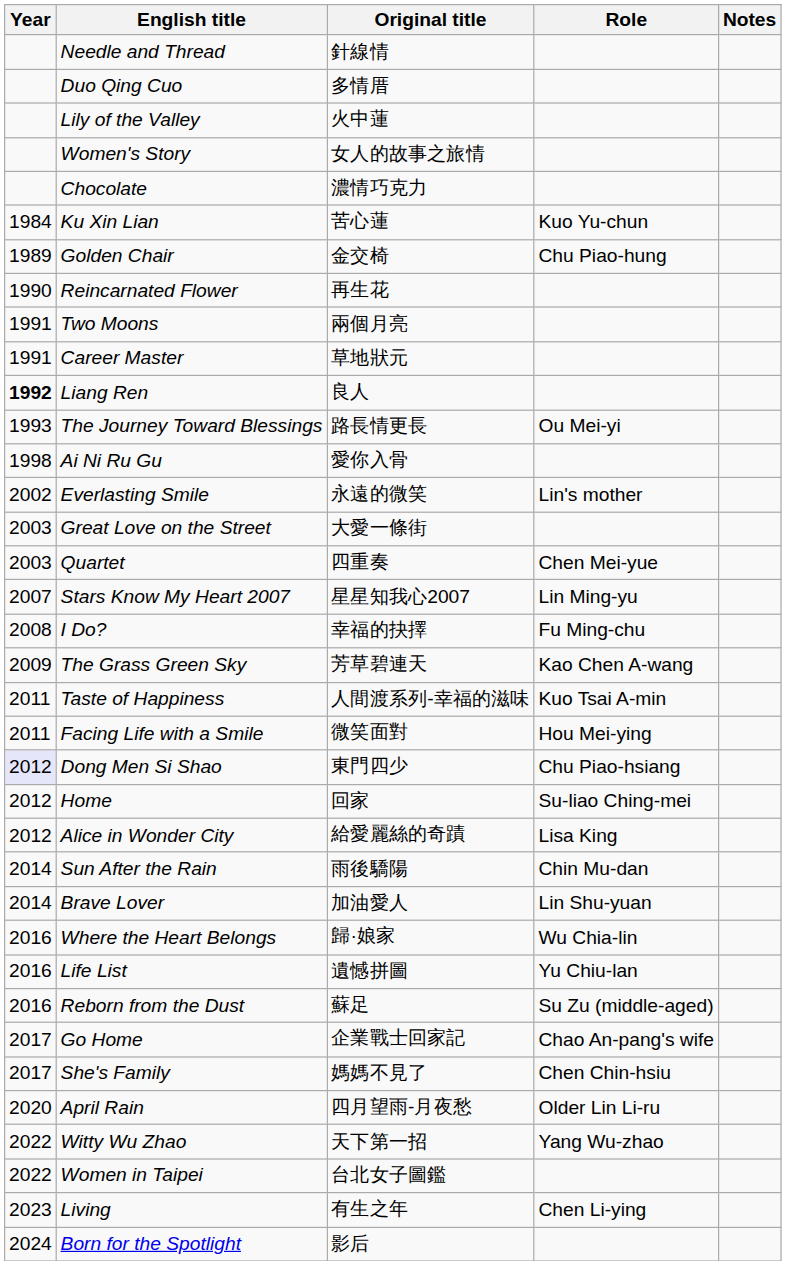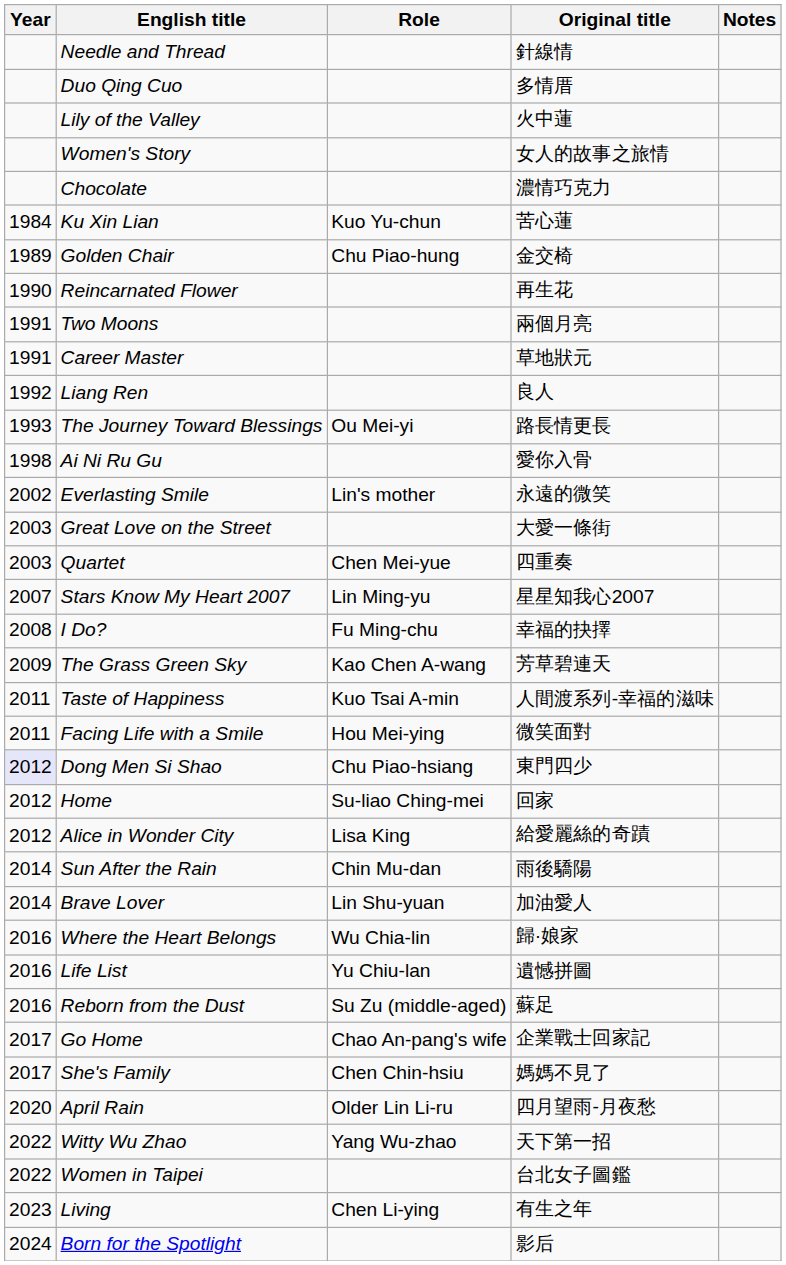columns swapped: (430, 19) <-> (626, 19)
(30, 392) bold -> (30, 392) normal
